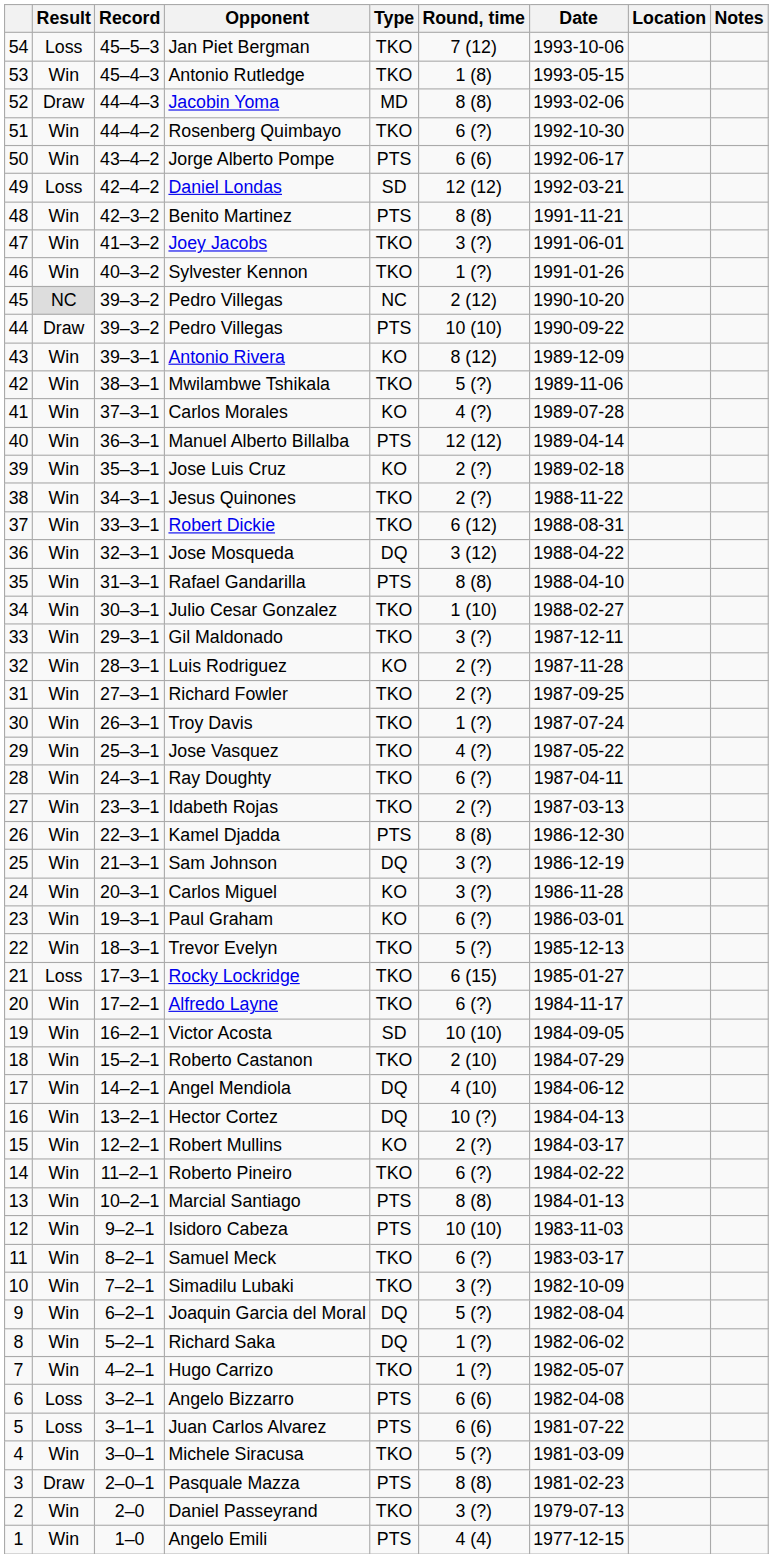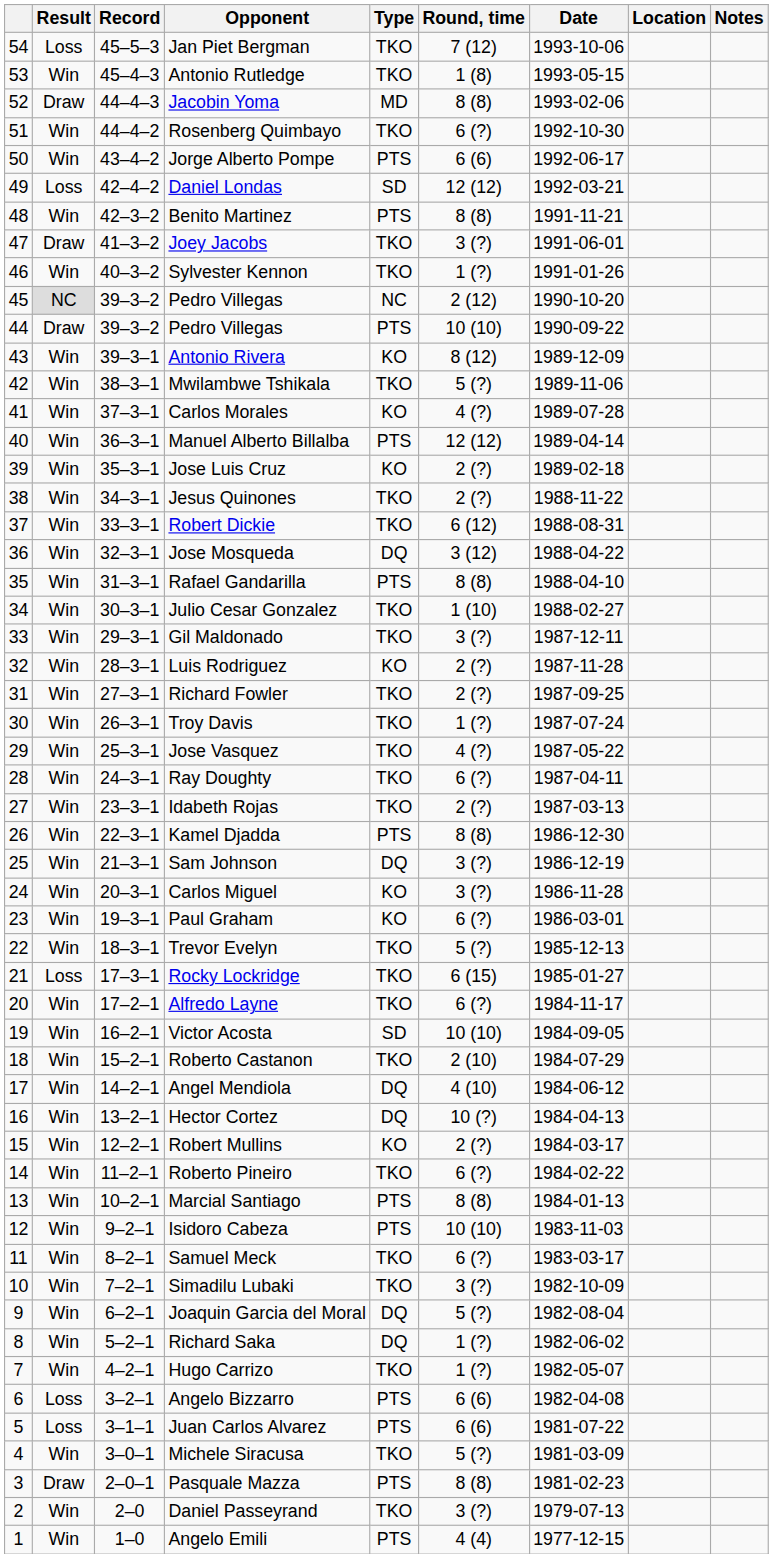(64, 243) Win -> (64, 243) Draw
